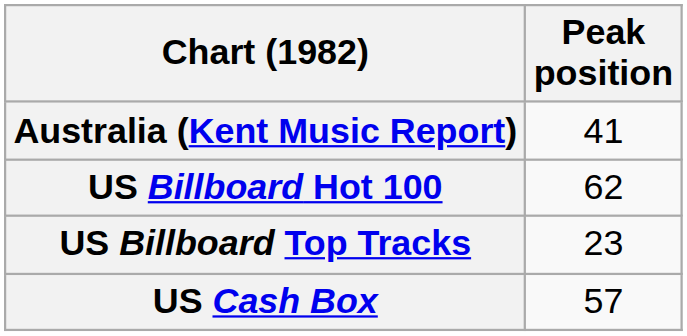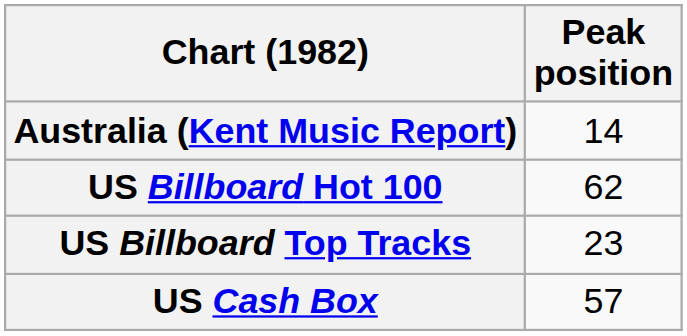(603, 130) 41 -> (603, 130) 14
